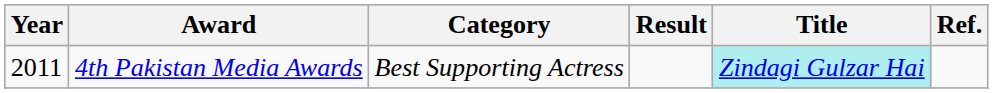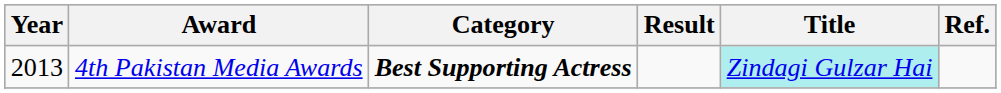(36, 66) 2011 -> (37, 66) 2013
(499, 66) normal -> (503, 66) bold
